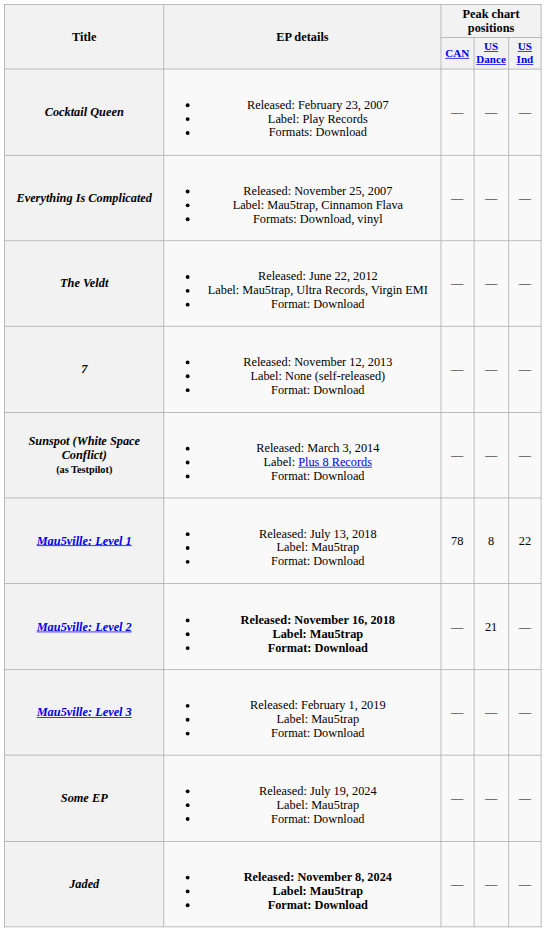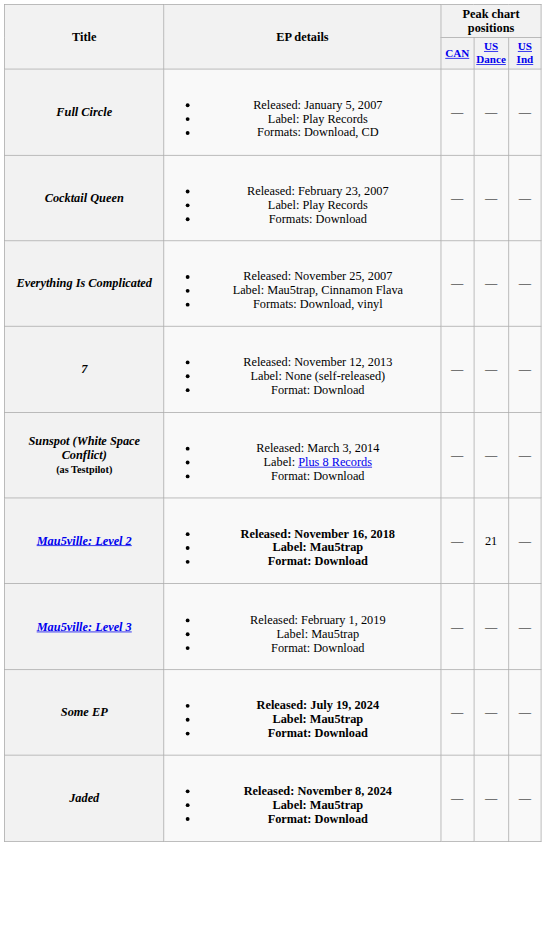+ row: (84, 112)
- row: (84, 283)
- row: (84, 540)
(302, 805) normal -> (302, 719) bold
